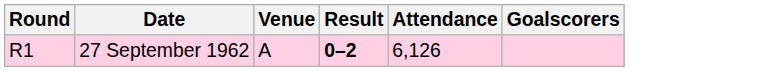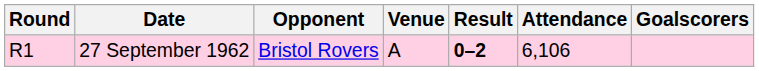+ column: (319, 19)
(417, 50) 6,126 -> (546, 50) 6,106
